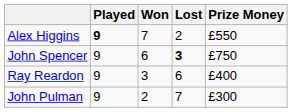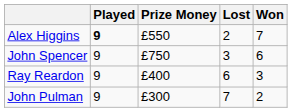columns swapped: (155, 14) <-> (246, 14)
(179, 55) bold -> (226, 55) normal
